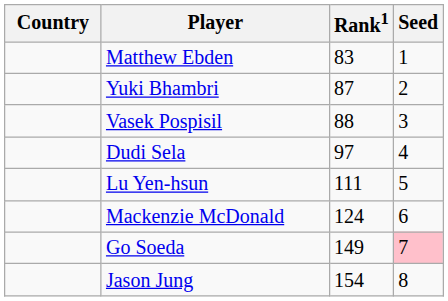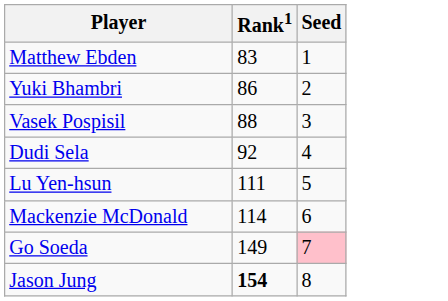- column: (53, 23)
(344, 89) 87 -> (247, 89) 86
(344, 152) 97 -> (247, 152) 92
(349, 216) 124 -> (252, 216) 114
(349, 279) normal -> (252, 279) bold
